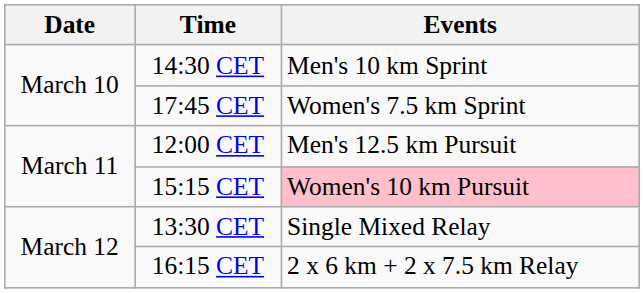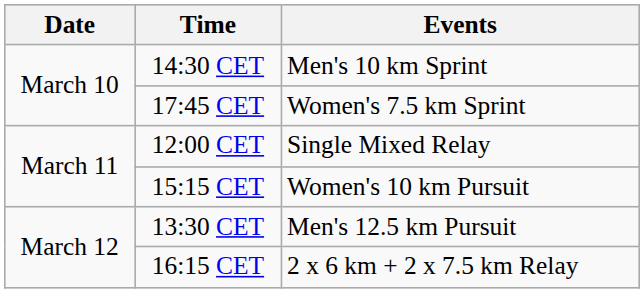(402, 145) Men's 12.5 km Pursuit -> (389, 145) Single Mixed Relay
(408, 186) pink background -> (408, 186) no background
(389, 226) Single Mixed Relay -> (402, 226) Men's 12.5 km Pursuit
